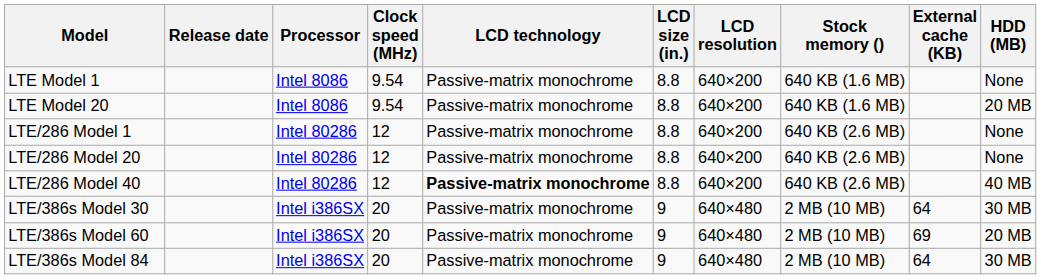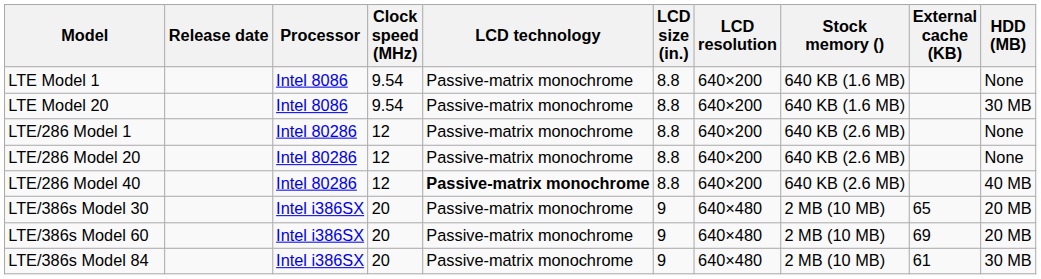(1008, 105) 20 MB -> (1008, 105) 30 MB
(922, 209) 64 -> (922, 209) 65
(1008, 209) 30 MB -> (1008, 209) 20 MB
(922, 261) 64 -> (922, 261) 61
